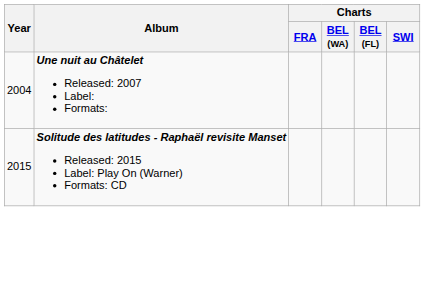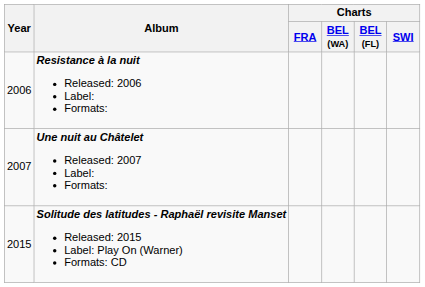+ row: (161, 85)
(19, 90) 2004 -> (19, 167) 2007
